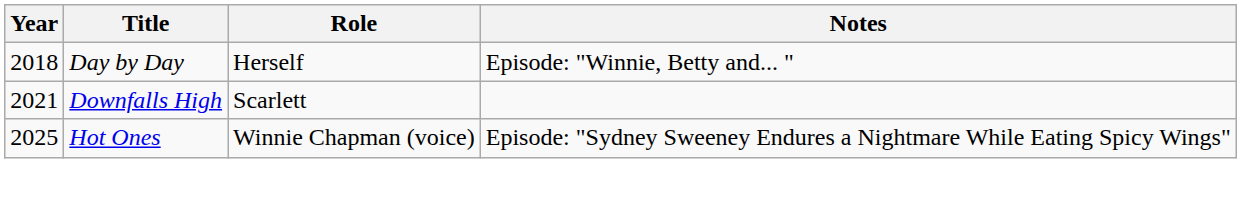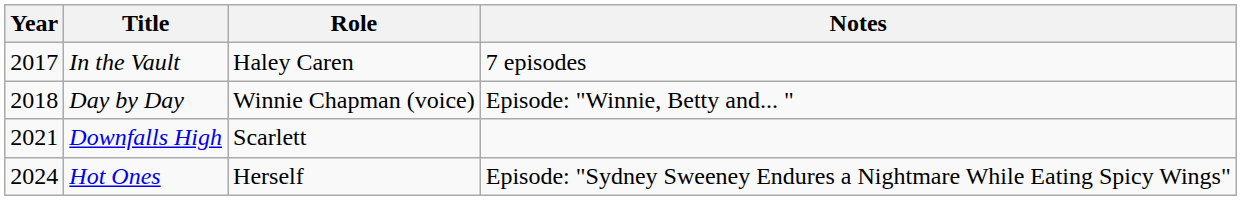+ row: (125, 61)
(268, 61) Herself -> (354, 99) Winnie Chapman (voice)
(34, 137) 2025 -> (34, 175) 2024
(354, 137) Winnie Chapman (voice) -> (268, 175) Herself
